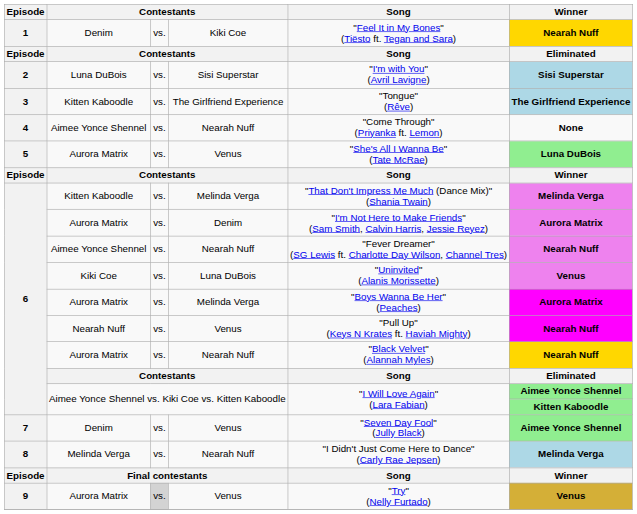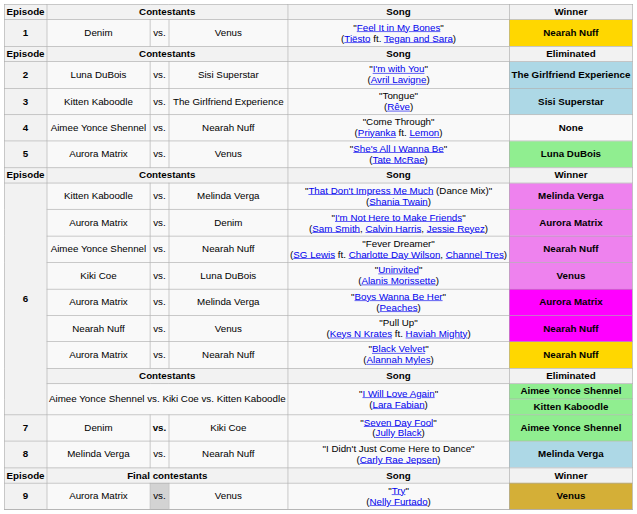(228, 33) Kiki Coe -> (228, 33) Venus
(571, 75) Sisi Superstar -> (571, 75) The Girlfriend Experience
(571, 101) The Girlfriend Experience -> (571, 101) Sisi Superstar
(159, 428) normal -> (159, 428) bold
(228, 428) Venus -> (228, 428) Kiki Coe
